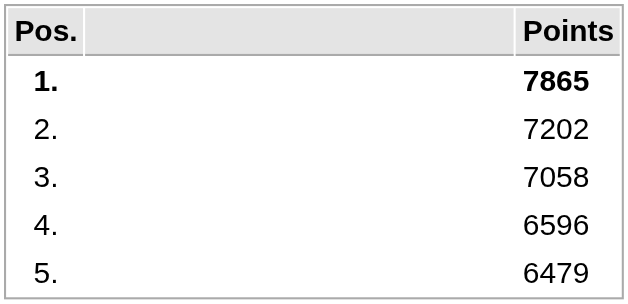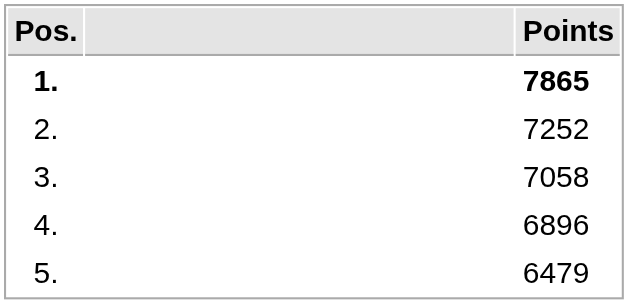(556, 129) 7202 -> (556, 129) 7252
(556, 224) 6596 -> (556, 224) 6896
